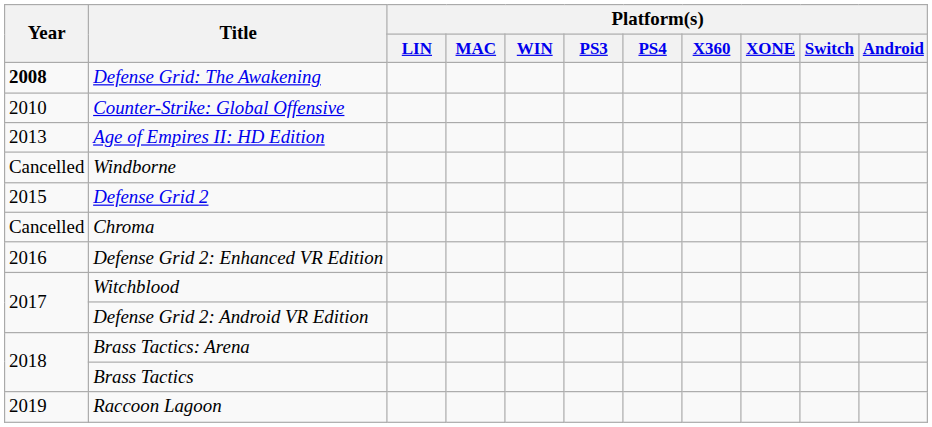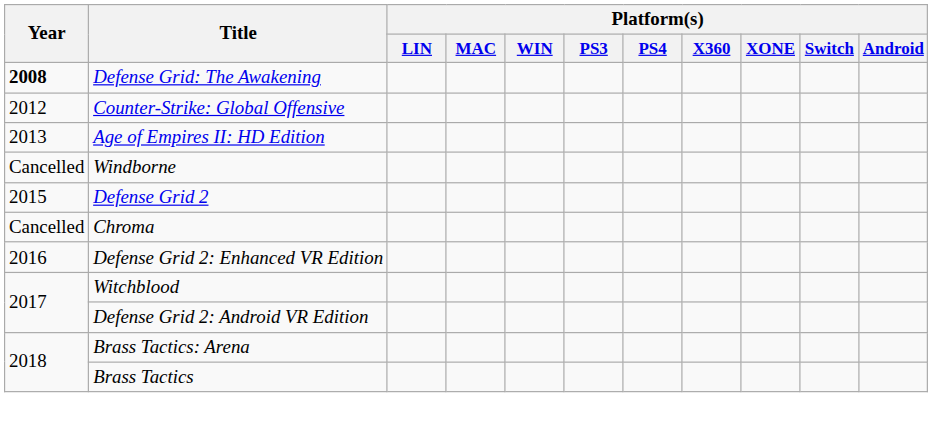(28, 107) 2010 -> (28, 107) 2012
- row: (157, 406)
